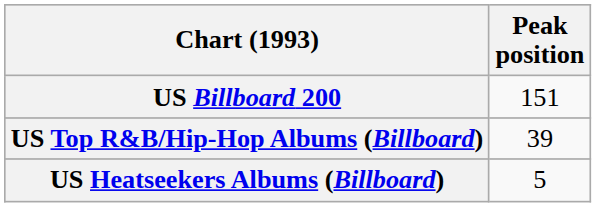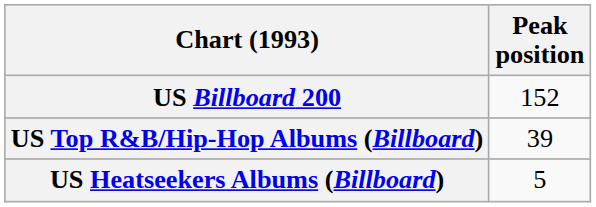(540, 96) 151 -> (540, 96) 152
